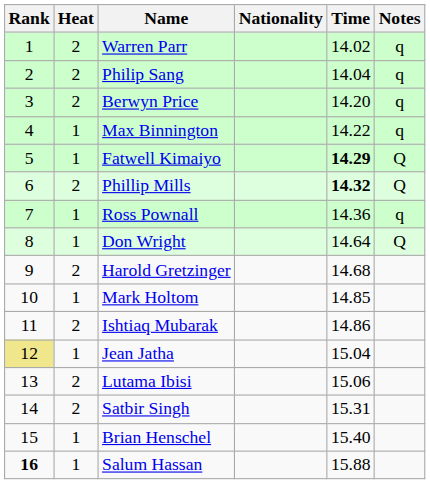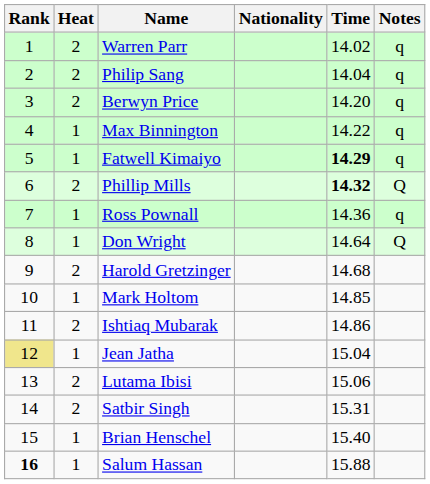(400, 158) Q -> (400, 158) q
